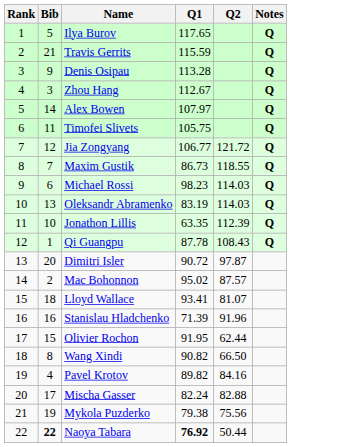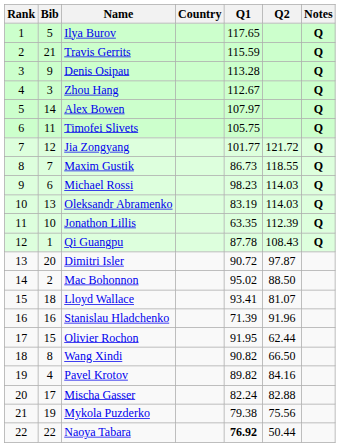+ column: (200, 14)
(195, 147) 106.77 -> (243, 147) 101.77
(233, 280) 87.57 -> (282, 280) 88.50
(50, 432) bold -> (50, 432) normal
